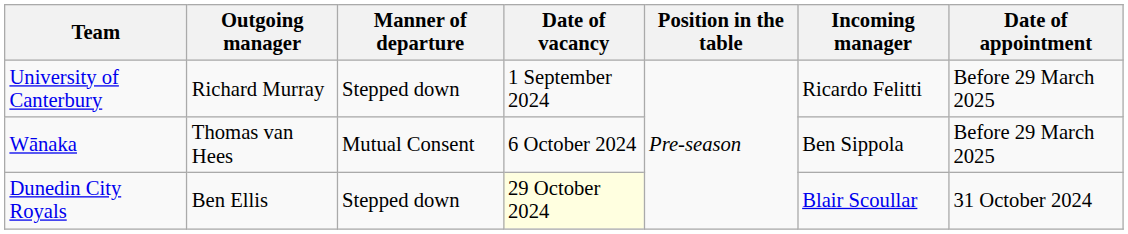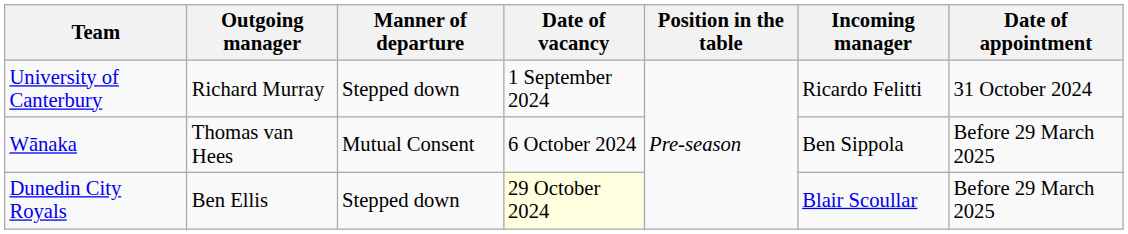(1024, 88) Before 29 March 2025 -> (1023, 88) 31 October 2024
(1023, 200) 31 October 2024 -> (1024, 200) Before 29 March 2025
